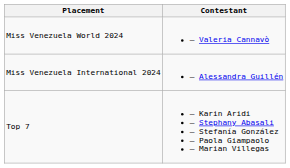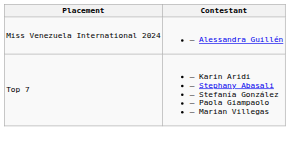- row: (65, 36)
